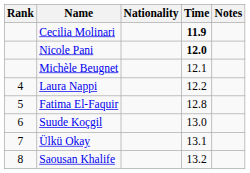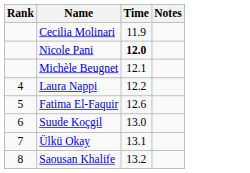- column: (151, 13)
(197, 31) bold -> (136, 31) normal
(197, 104) 12.8 -> (136, 104) 12.6
